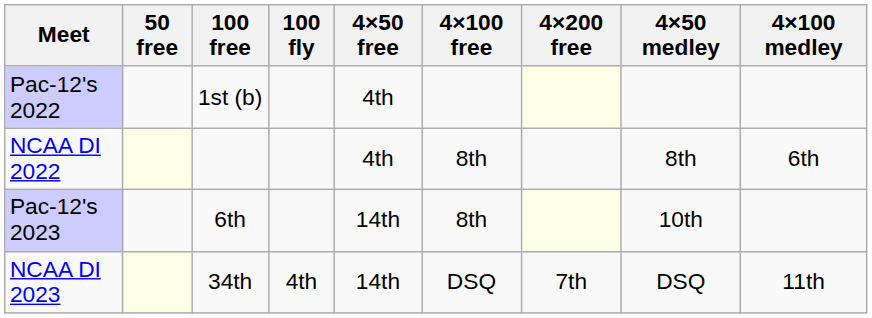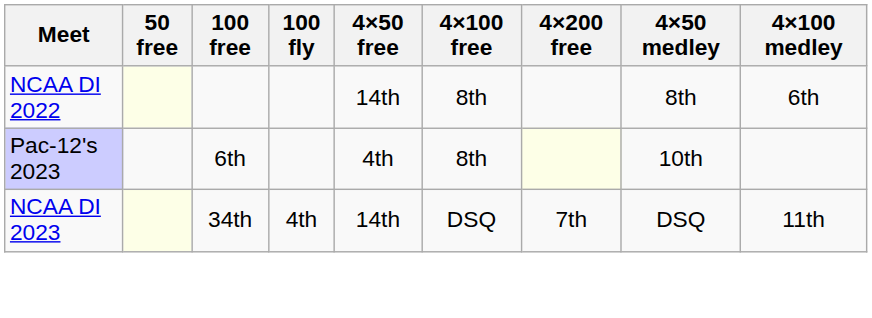- row: (54, 96)
(378, 158) 4th -> (378, 96) 14th
(378, 220) 14th -> (378, 158) 4th
